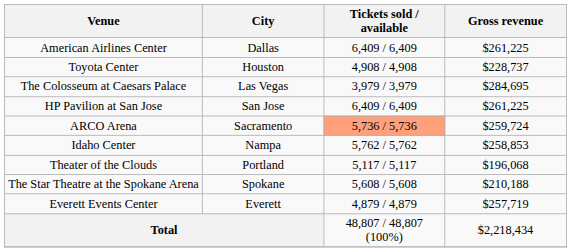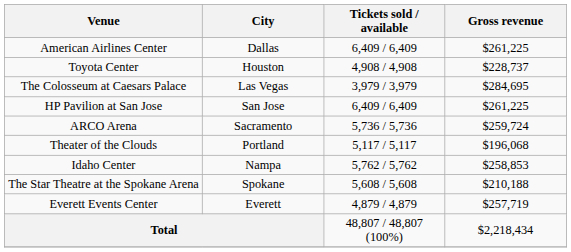(384, 125) lightsalmon background -> (384, 125) no background
rows swapped: (103, 145) <-> (103, 164)
